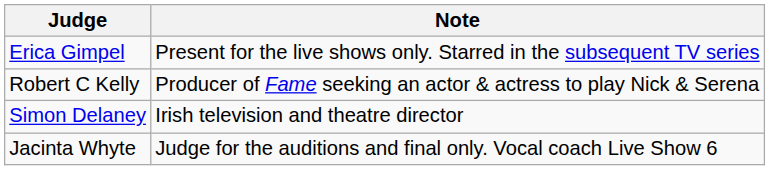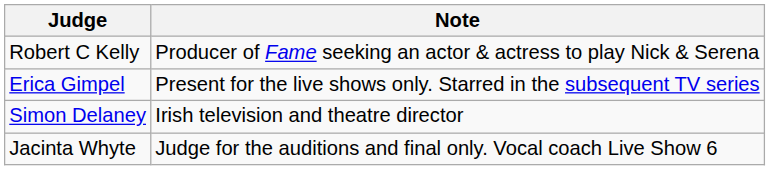rows swapped: (74, 84) <-> (67, 52)
